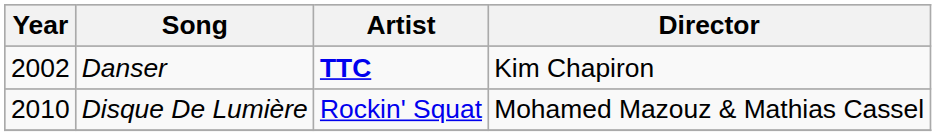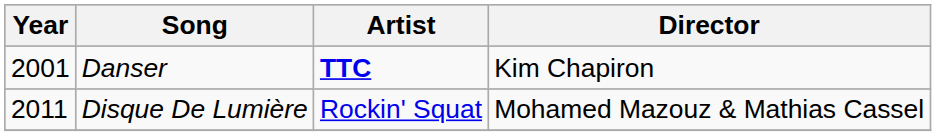(40, 67) 2002 -> (40, 67) 2001
(40, 109) 2010 -> (39, 109) 2011
